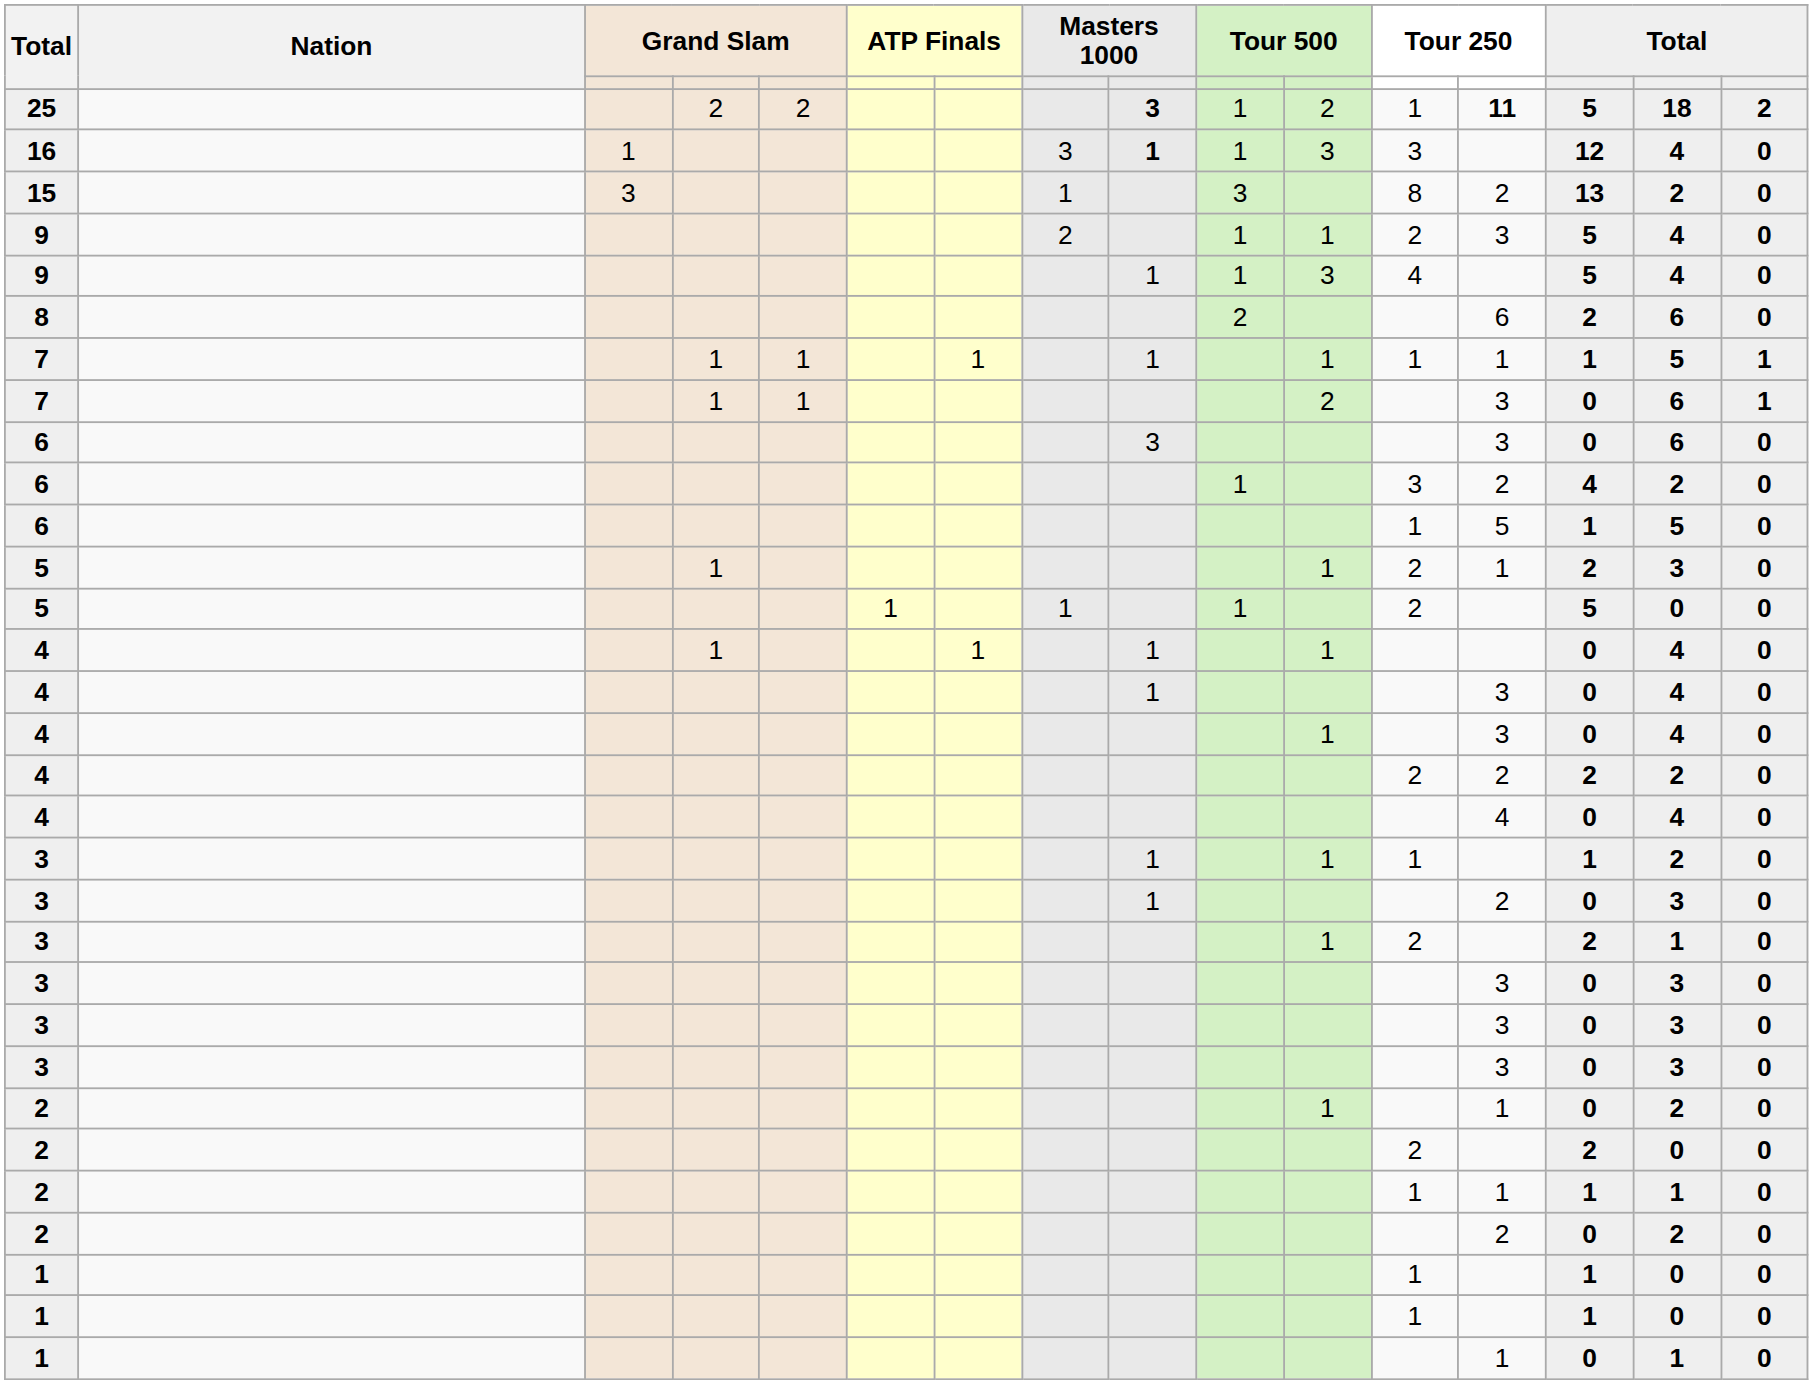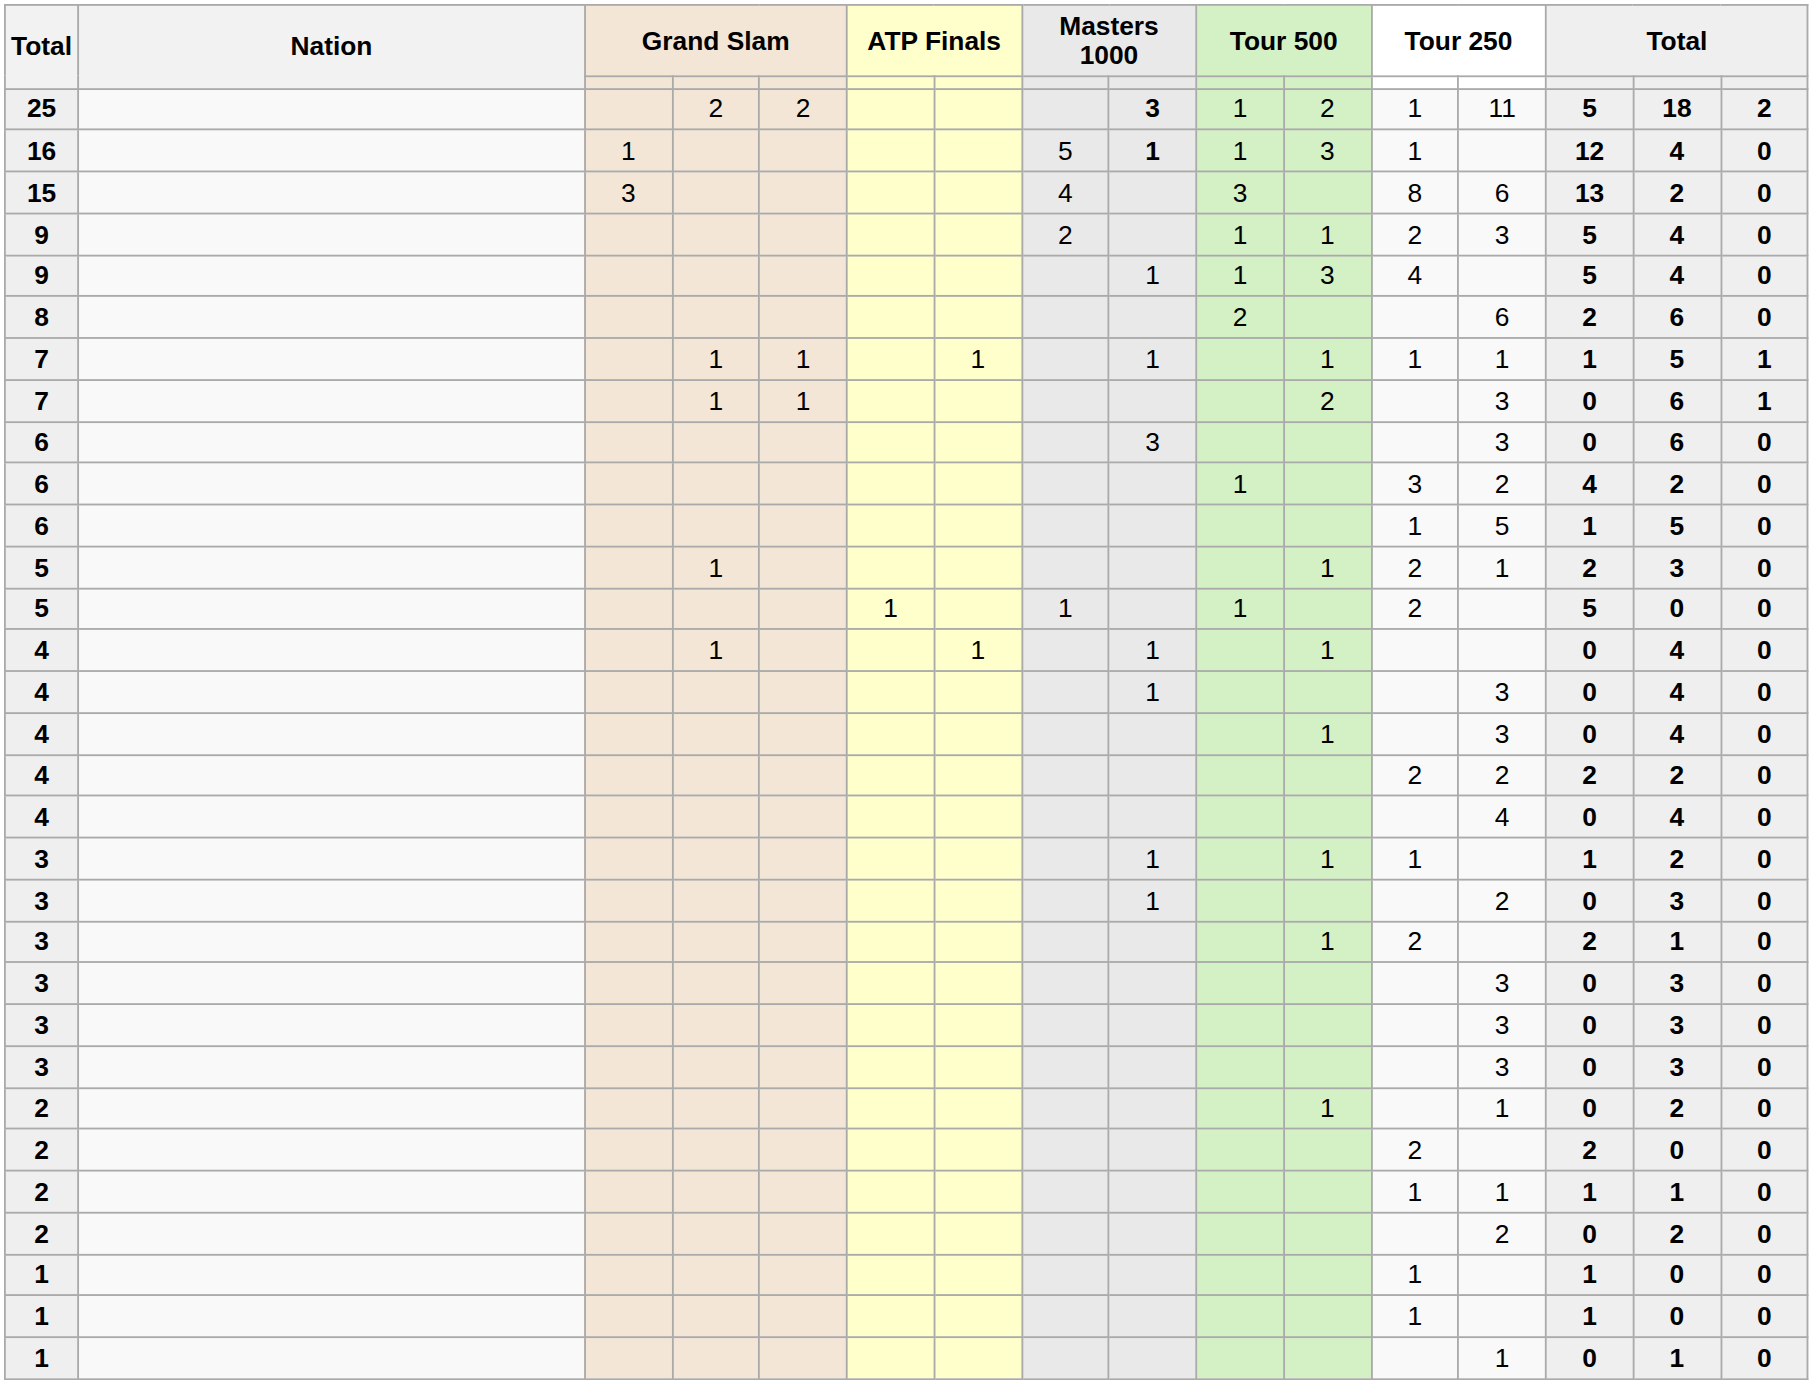(1502, 109) bold -> (1502, 109) normal
(1065, 151) 3 -> (1065, 151) 5
(1415, 151) 3 -> (1415, 151) 1
(1065, 193) 1 -> (1065, 193) 4
(1502, 193) 2 -> (1502, 193) 6
